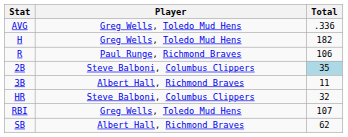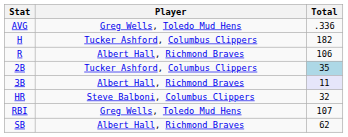(171, 40) Greg Wells, Toledo Mud Hens -> (171, 40) Tucker Ashford, Columbus Clippers
(171, 54) Paul Runge, Richmond Braves -> (171, 54) Albert Hall, Richmond Braves
(171, 68) Steve Balboni, Columbus Clippers -> (171, 68) Tucker Ashford, Columbus Clippers
(324, 82) no background -> (324, 82) lavender background
